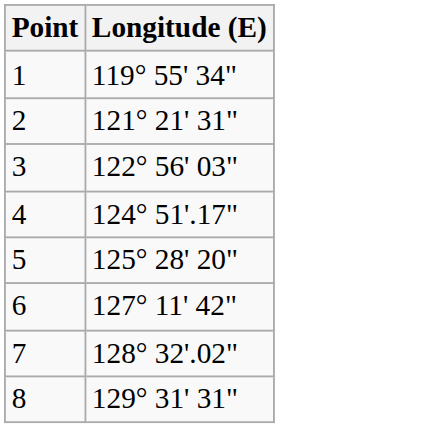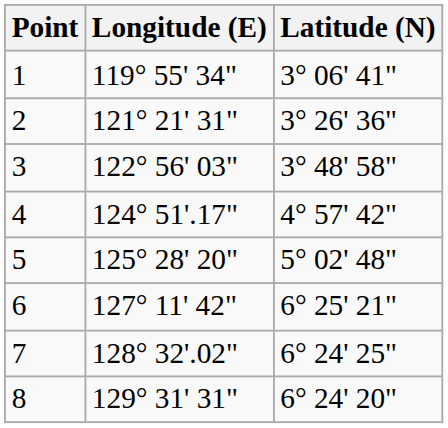+ column: (358, 27)
